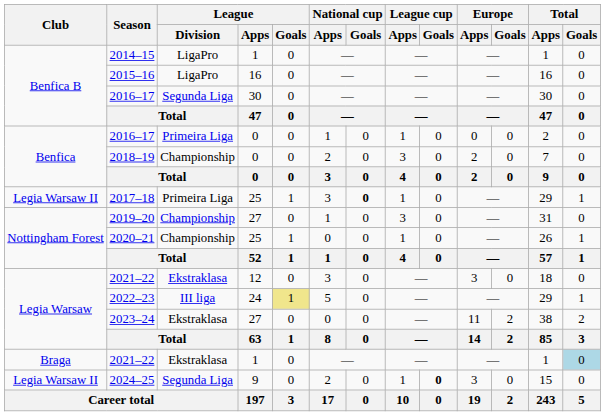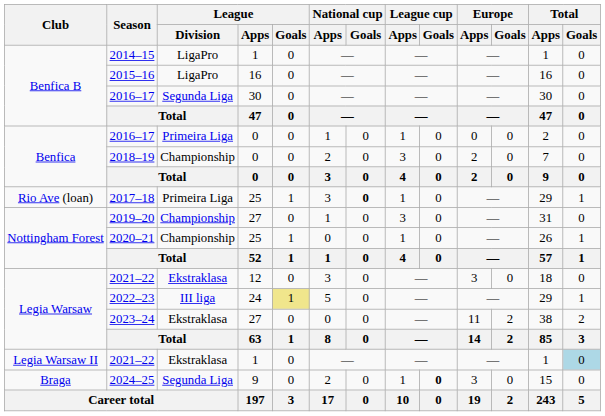(56, 197) Legia Warsaw II -> (56, 197) Rio Ave (loan)
(56, 359) Braga -> (56, 359) Legia Warsaw II
(56, 380) Legia Warsaw II -> (56, 380) Braga
